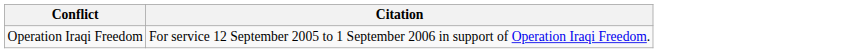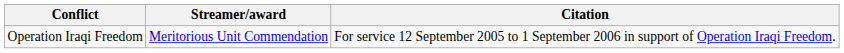+ column: (239, 15)
